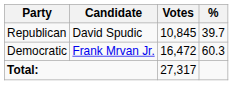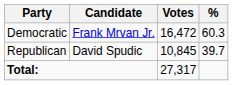rows swapped: (37, 51) <-> (37, 32)
